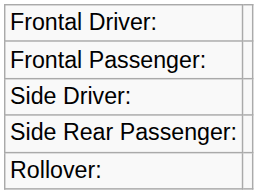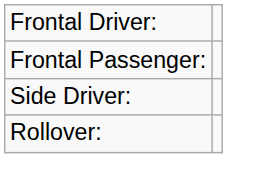- row: (124, 133)
